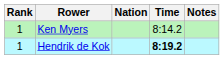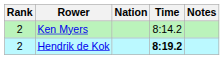(20, 29) 1 -> (20, 29) 2
(20, 46) 1 -> (20, 46) 2
